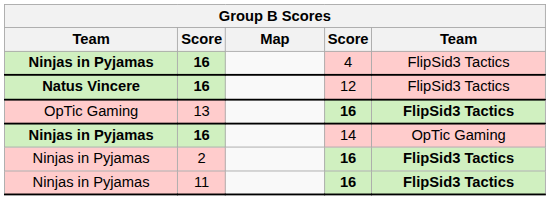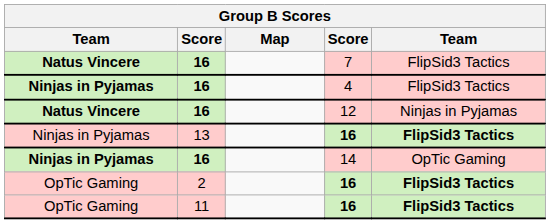+ row: (202, 62)
(459, 87) FlipSid3 Tactics -> (459, 111) Ninjas in Pyjamas
(91, 111) OpTic Gaming -> (91, 135) Ninjas in Pyjamas
(91, 159) Ninjas in Pyjamas -> (91, 183) OpTic Gaming
(91, 182) Ninjas in Pyjamas -> (91, 206) OpTic Gaming
